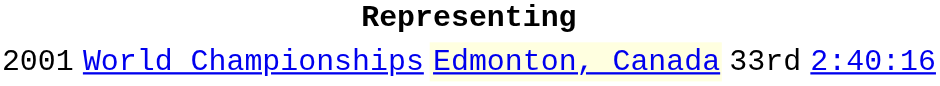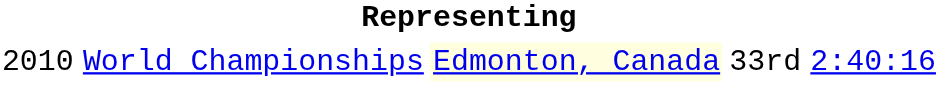(38, 62) 2001 -> (38, 62) 2010
